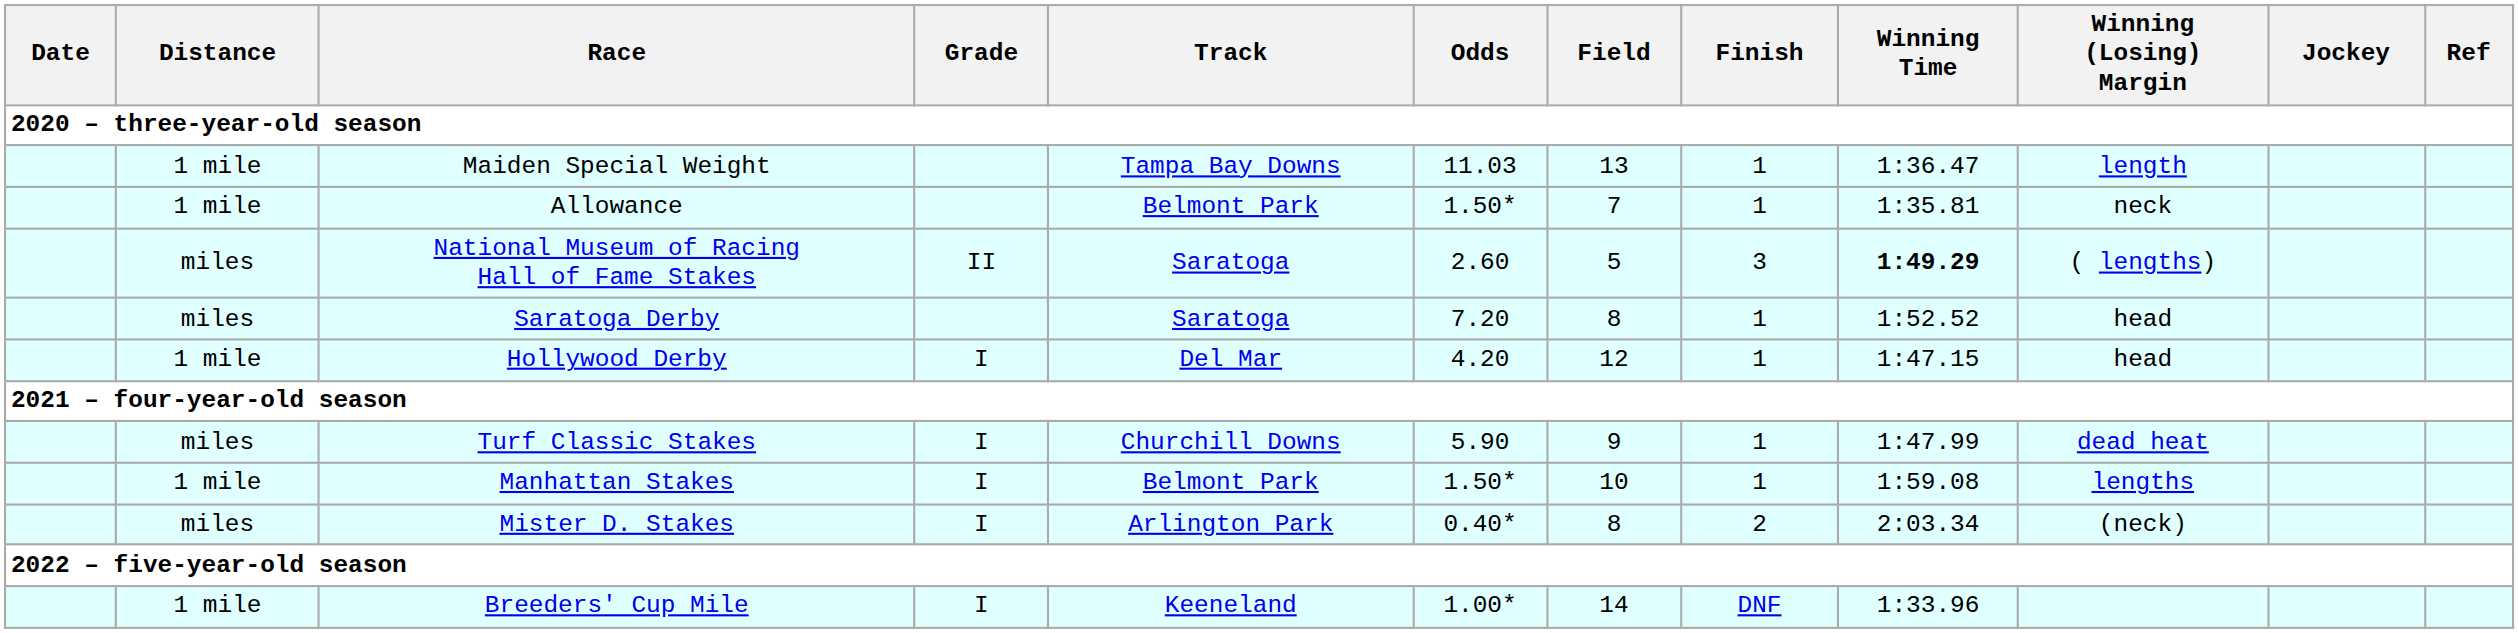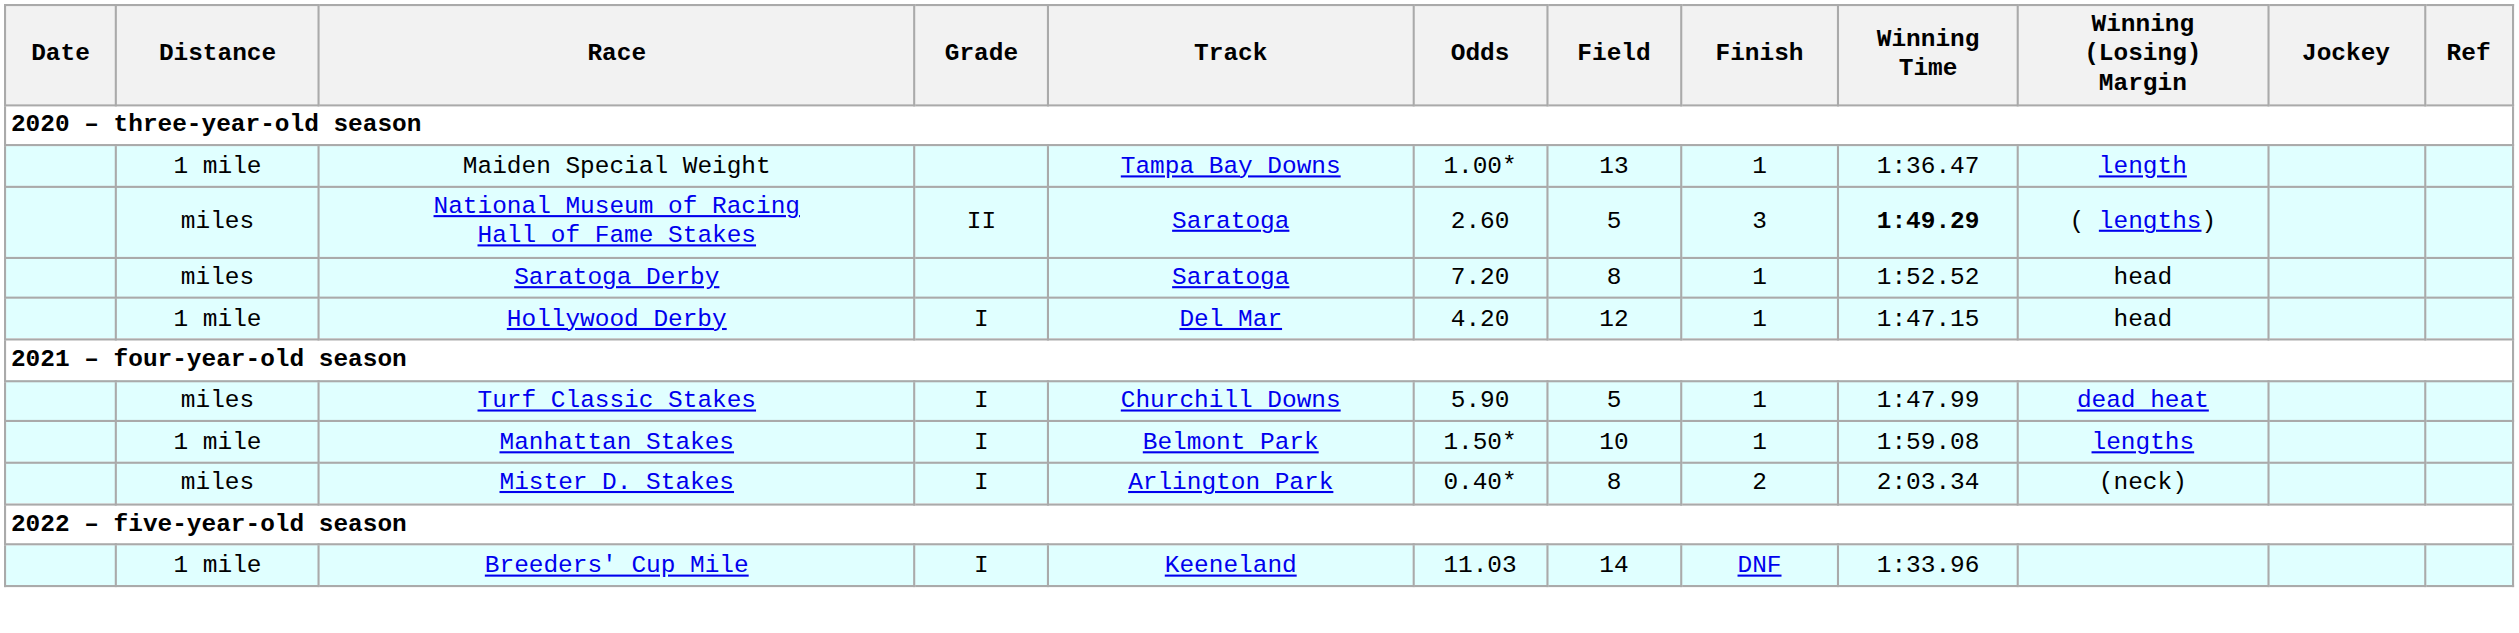(1480, 166) 11.03 -> (1480, 166) 1.00*
- row: (617, 207)
(1614, 442) 9 -> (1614, 401) 5
(1480, 606) 1.00* -> (1480, 565) 11.03
